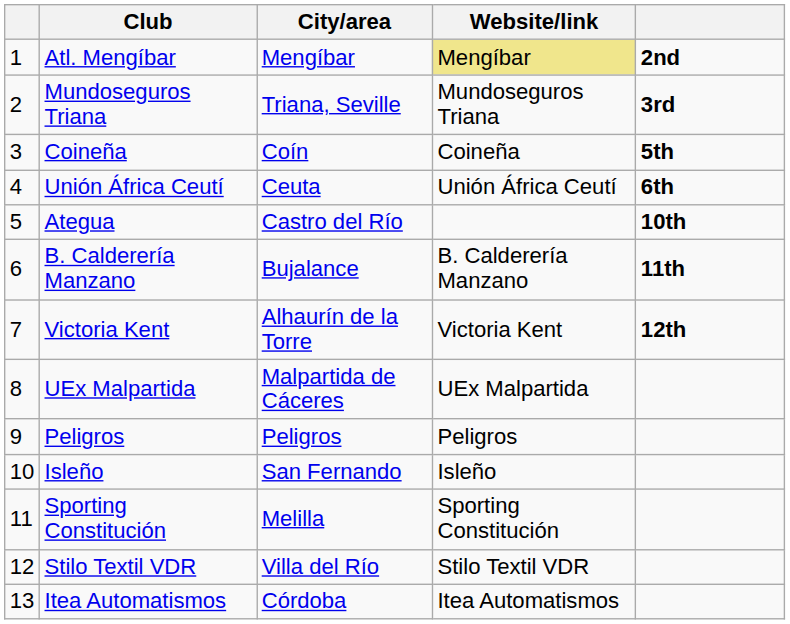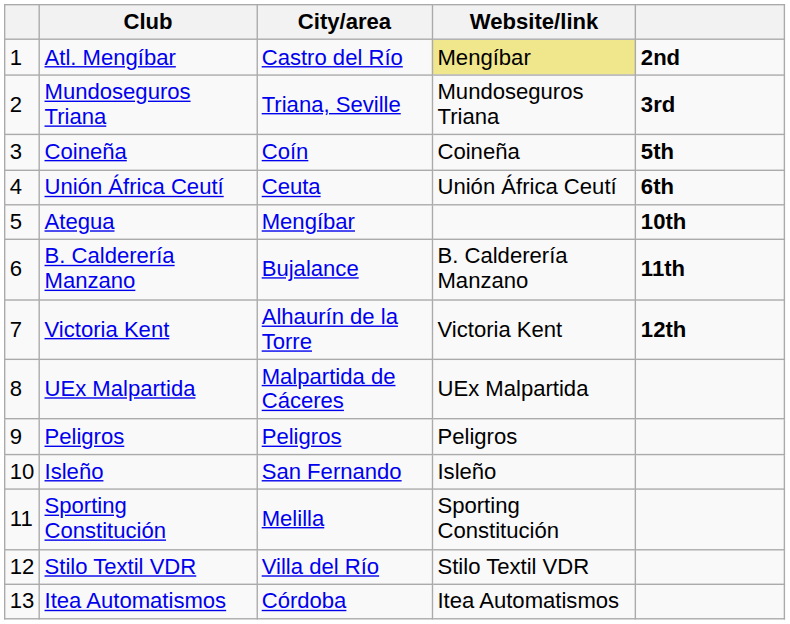(308, 57) Mengíbar -> (332, 57) Castro del Río
(332, 221) Castro del Río -> (308, 221) Mengíbar
